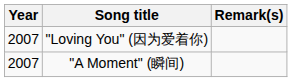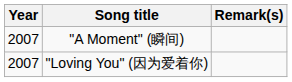rows swapped: (127, 63) <-> (127, 38)
